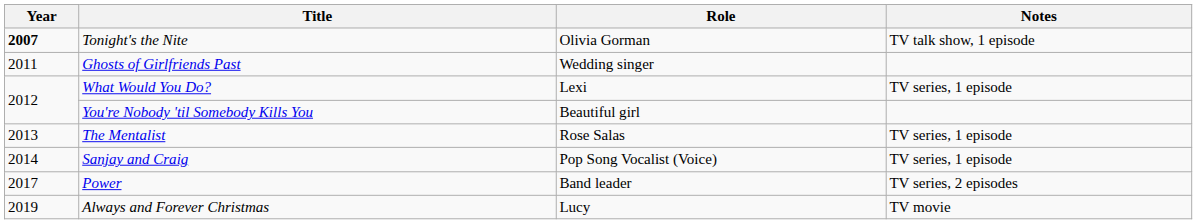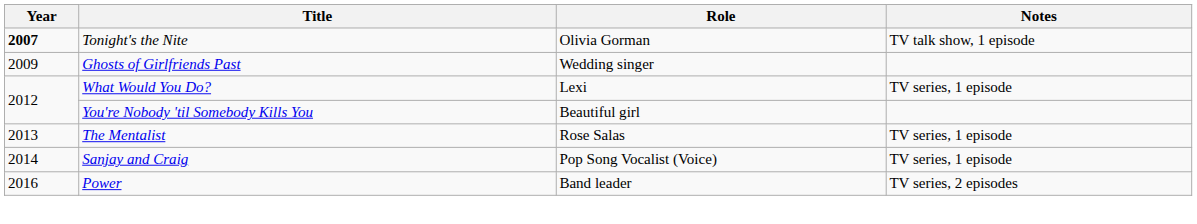(23, 64) 2011 -> (23, 64) 2009
(23, 183) 2017 -> (23, 183) 2016
- row: (176, 207)
